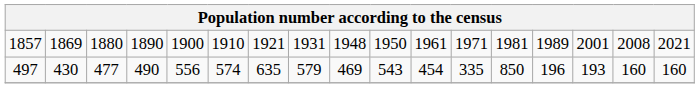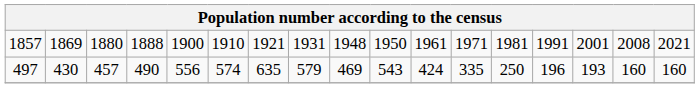(147, 43) 1890 -> (147, 43) 1888
(553, 43) 1989 -> (553, 43) 1991
(106, 69) 477 -> (106, 69) 457
(431, 69) 454 -> (431, 69) 424
(512, 69) 850 -> (512, 69) 250
